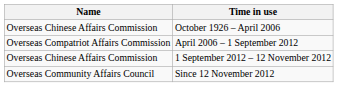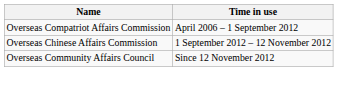- row: (227, 27)
